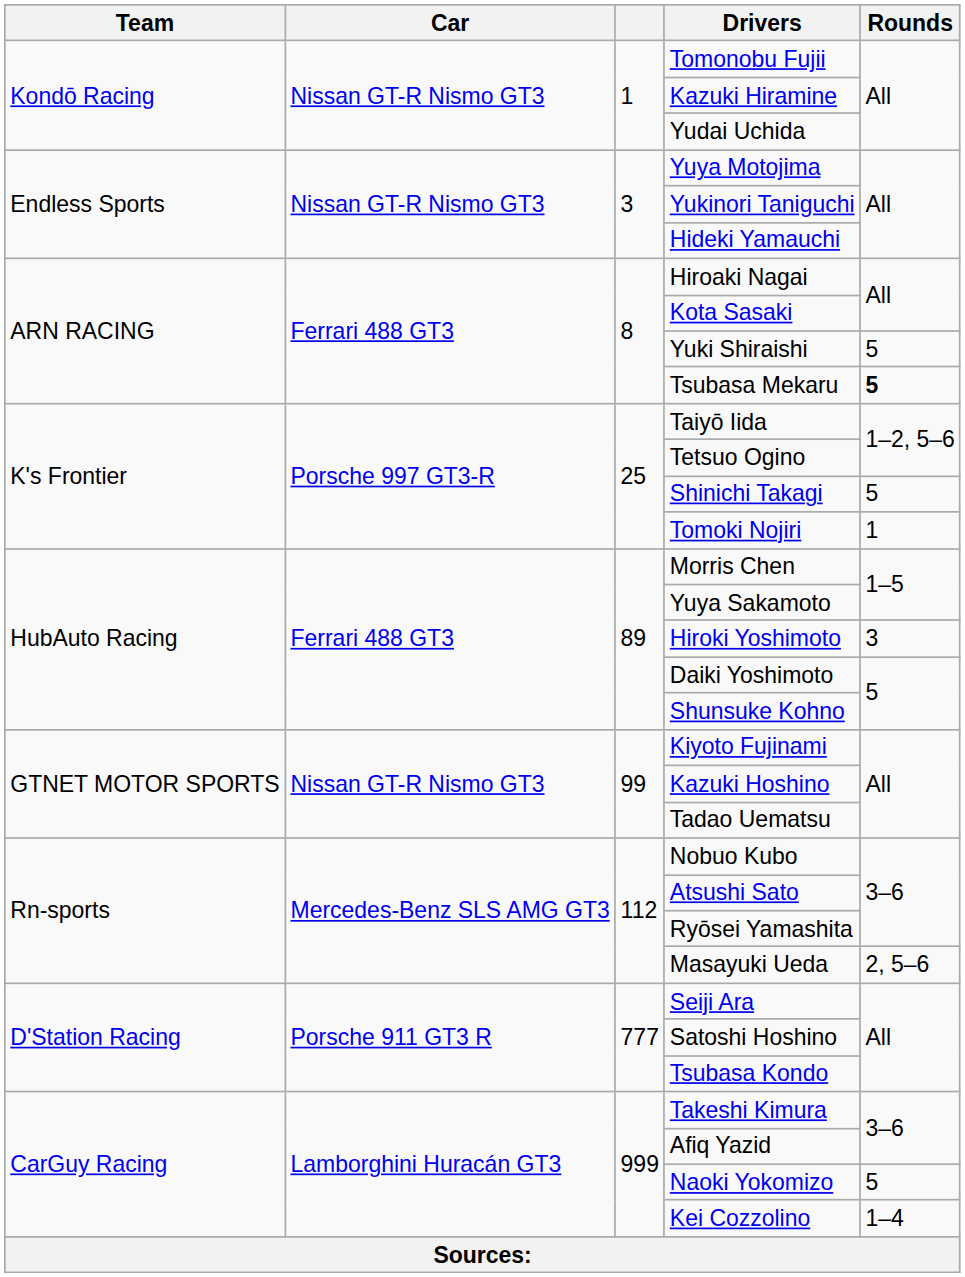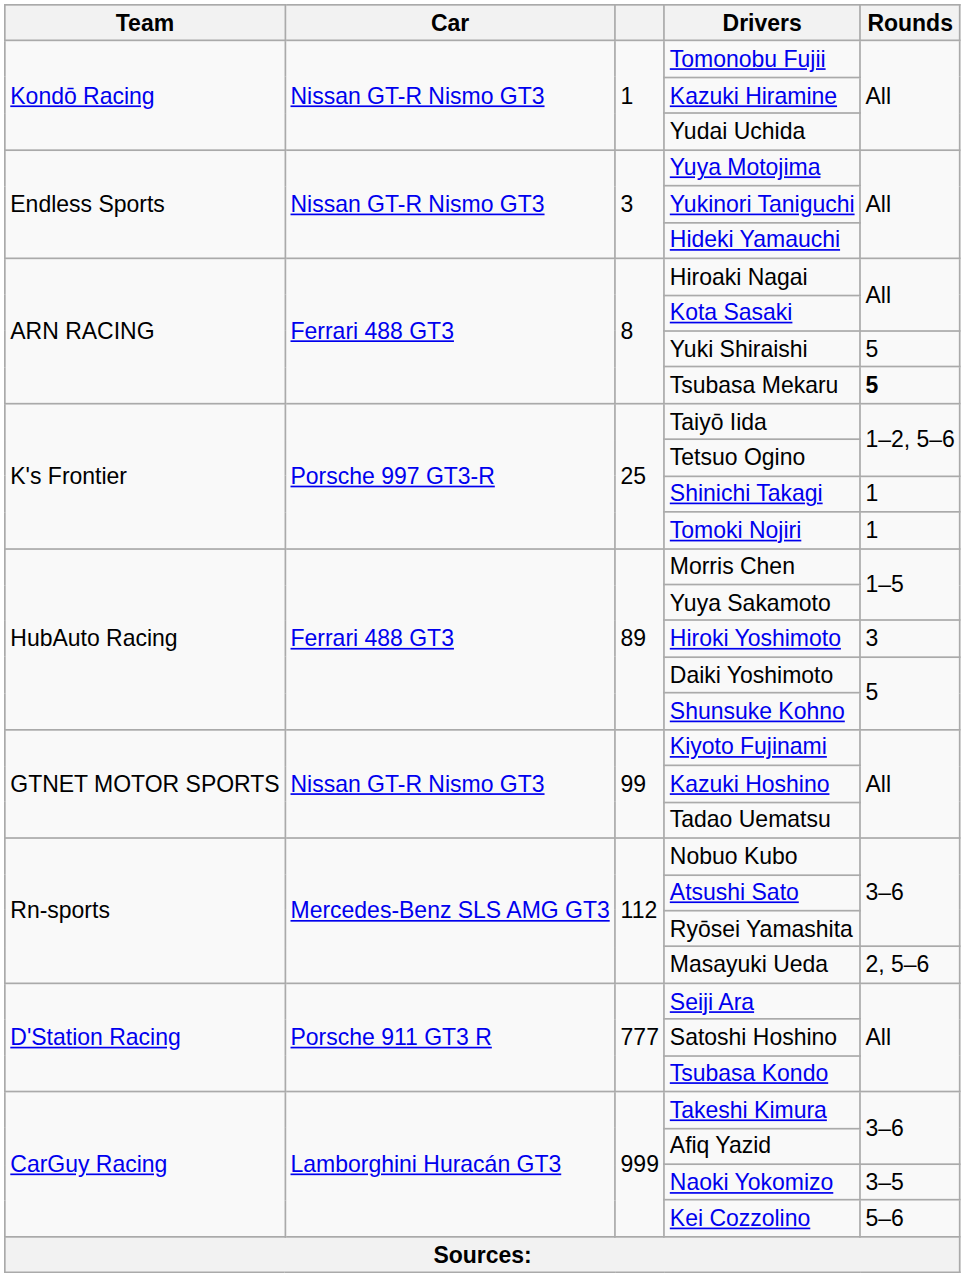(872, 494) 5 -> (872, 494) 1
(872, 1182) 5 -> (885, 1182) 3–5
(885, 1218) 1–4 -> (885, 1218) 5–6
